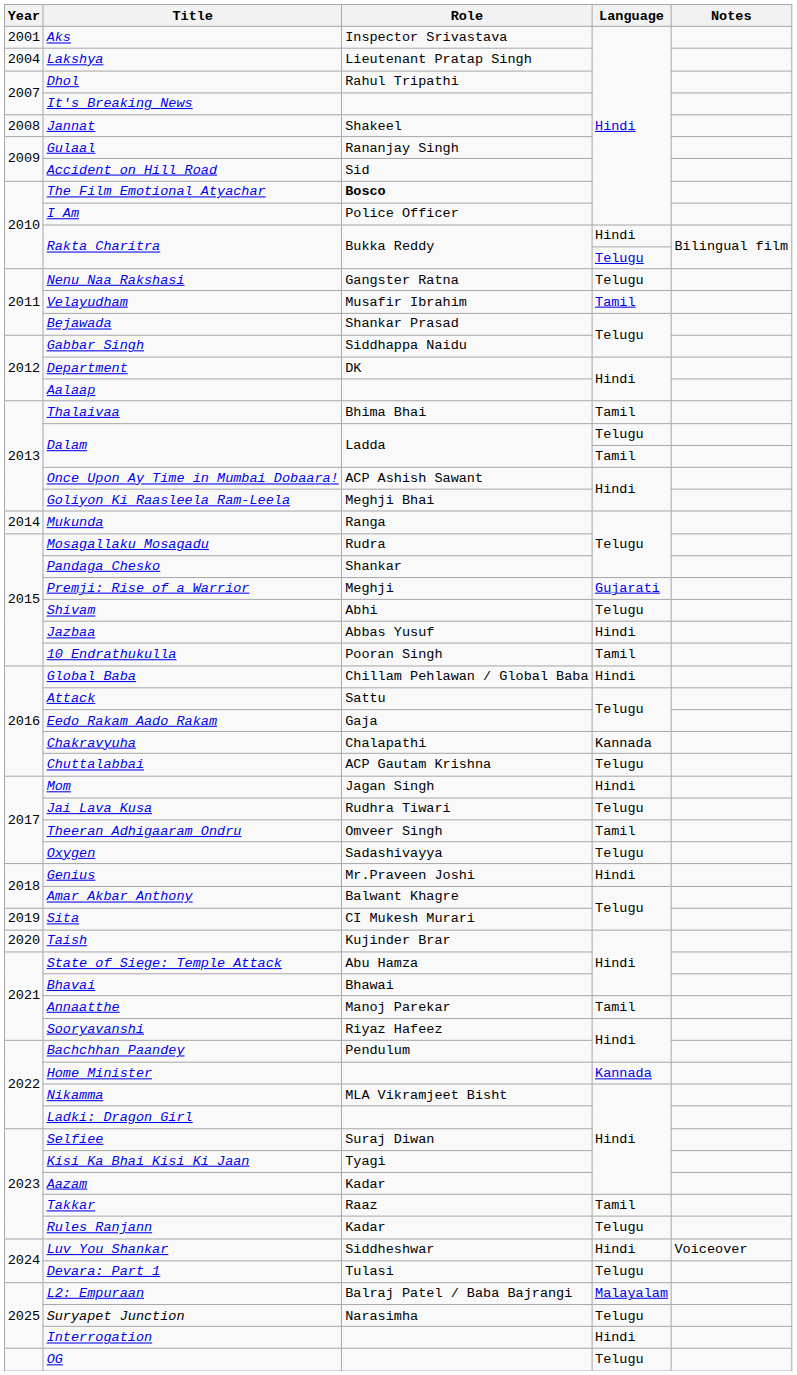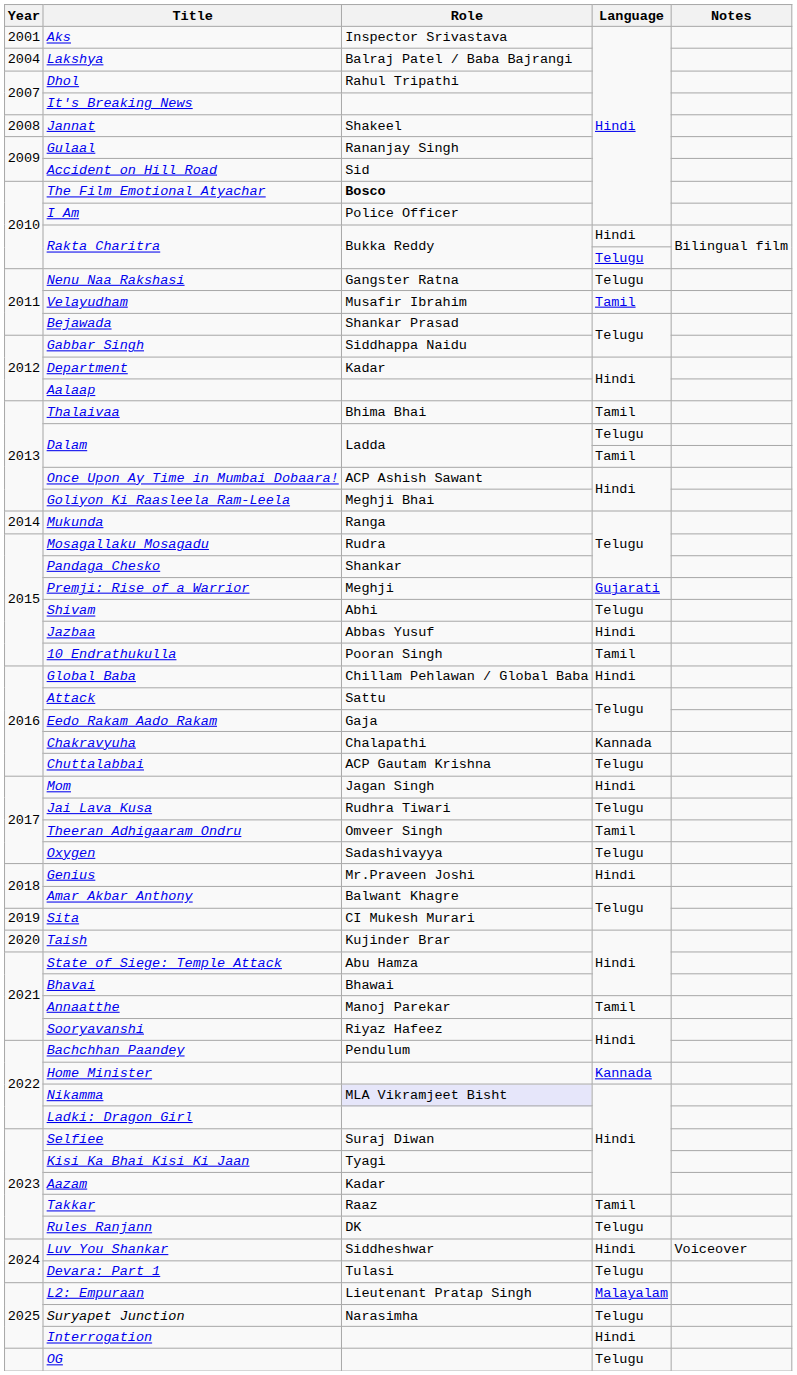(438, 60) Lieutenant Pratap Singh -> (459, 60) Balraj Patel / Baba Bajrangi
(353, 368) DK -> (365, 368) Kadar
(426, 1095) no background -> (426, 1095) lavender background
(365, 1227) Kadar -> (353, 1227) DK
(459, 1294) Balraj Patel / Baba Bajrangi -> (438, 1294) Lieutenant Pratap Singh
